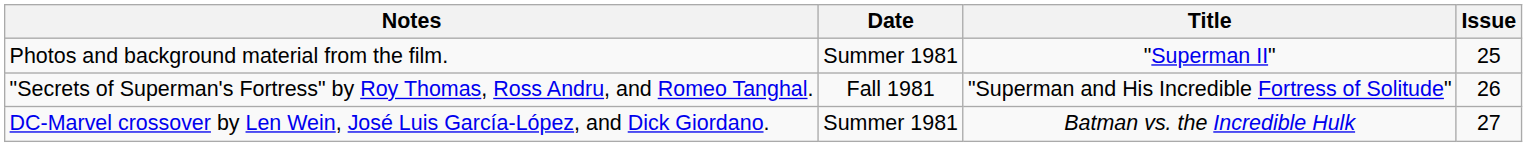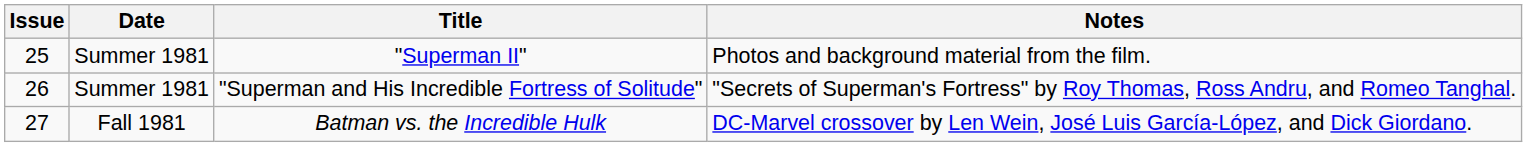columns swapped: (1489, 21) <-> (412, 21)
(891, 89) Fall 1981 -> (142, 89) Summer 1981
(891, 123) Summer 1981 -> (142, 123) Fall 1981
